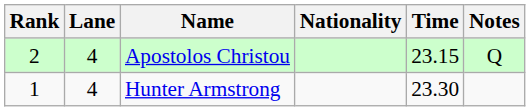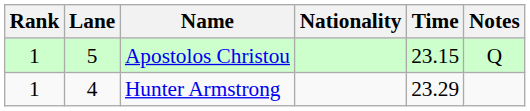(34, 55) 2 -> (34, 55) 1
(92, 55) 4 -> (92, 55) 5
(435, 88) 23.30 -> (435, 88) 23.29
